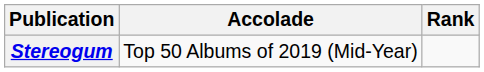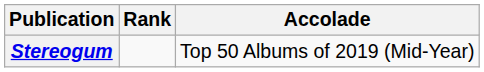columns swapped: (271, 19) <-> (451, 19)
